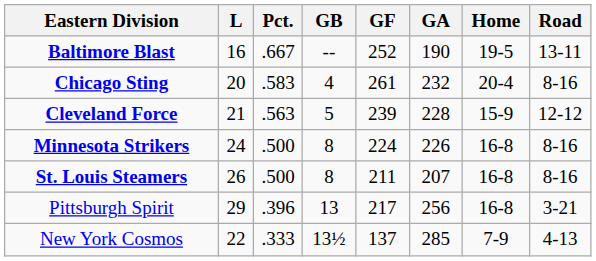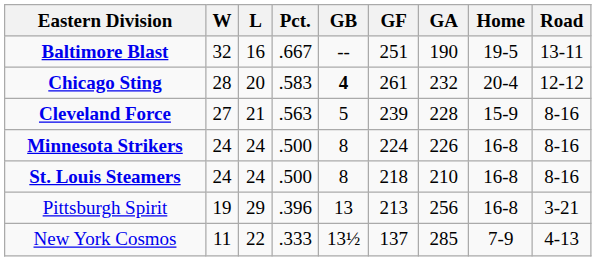+ column: (222, 20)
(382, 51) 252 -> (394, 51) 251
(329, 83) normal -> (343, 83) bold
(560, 83) 8-16 -> (562, 83) 12-12
(560, 114) 12-12 -> (562, 114) 8-16
(236, 176) 26 -> (256, 176) 24
(382, 176) 211 -> (394, 176) 218
(436, 176) 207 -> (444, 176) 210
(382, 208) 217 -> (394, 208) 213
